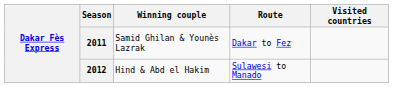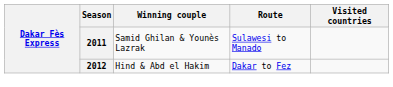(262, 43) Dakar to Fez -> (259, 43) Sulawesi to Manado
(259, 71) Sulawesi to Manado -> (262, 66) Dakar to Fez
